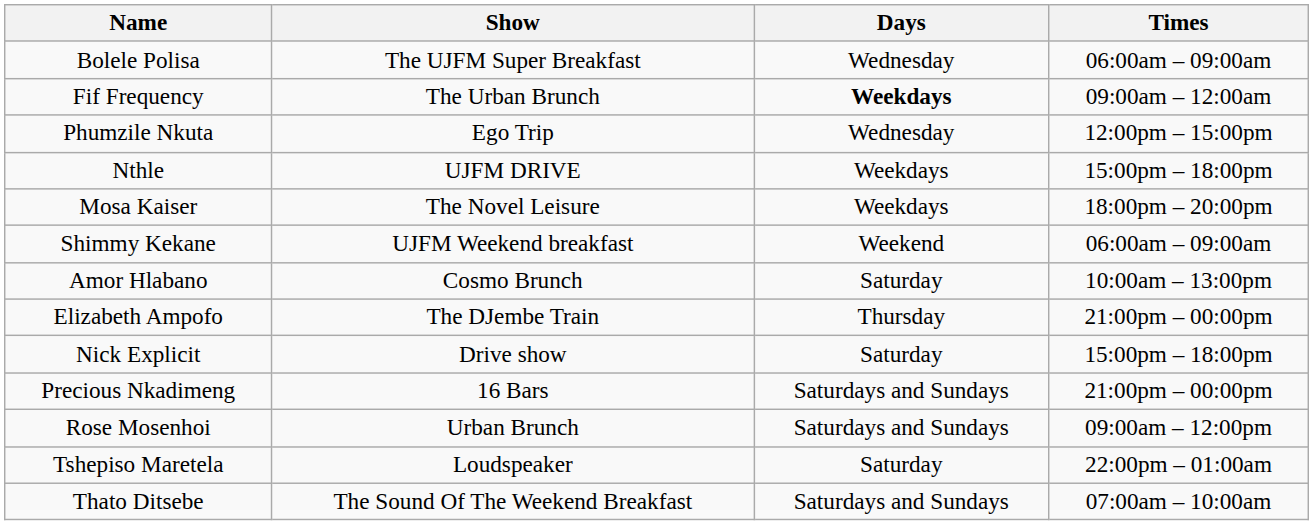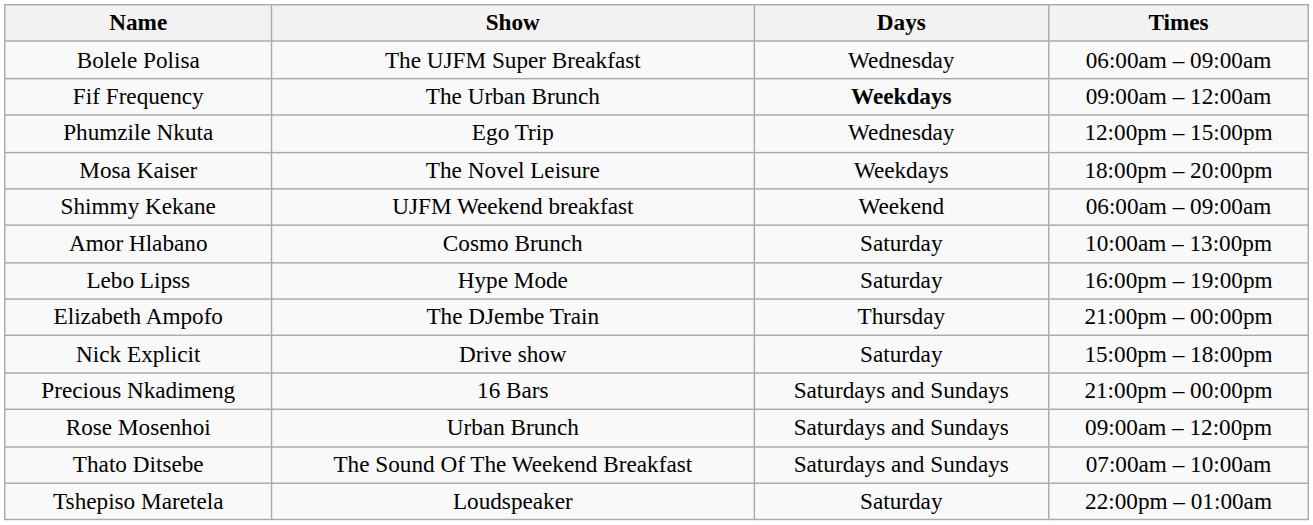- row: (138, 170)
+ row: (138, 280)
rows swapped: (138, 501) <-> (138, 464)
